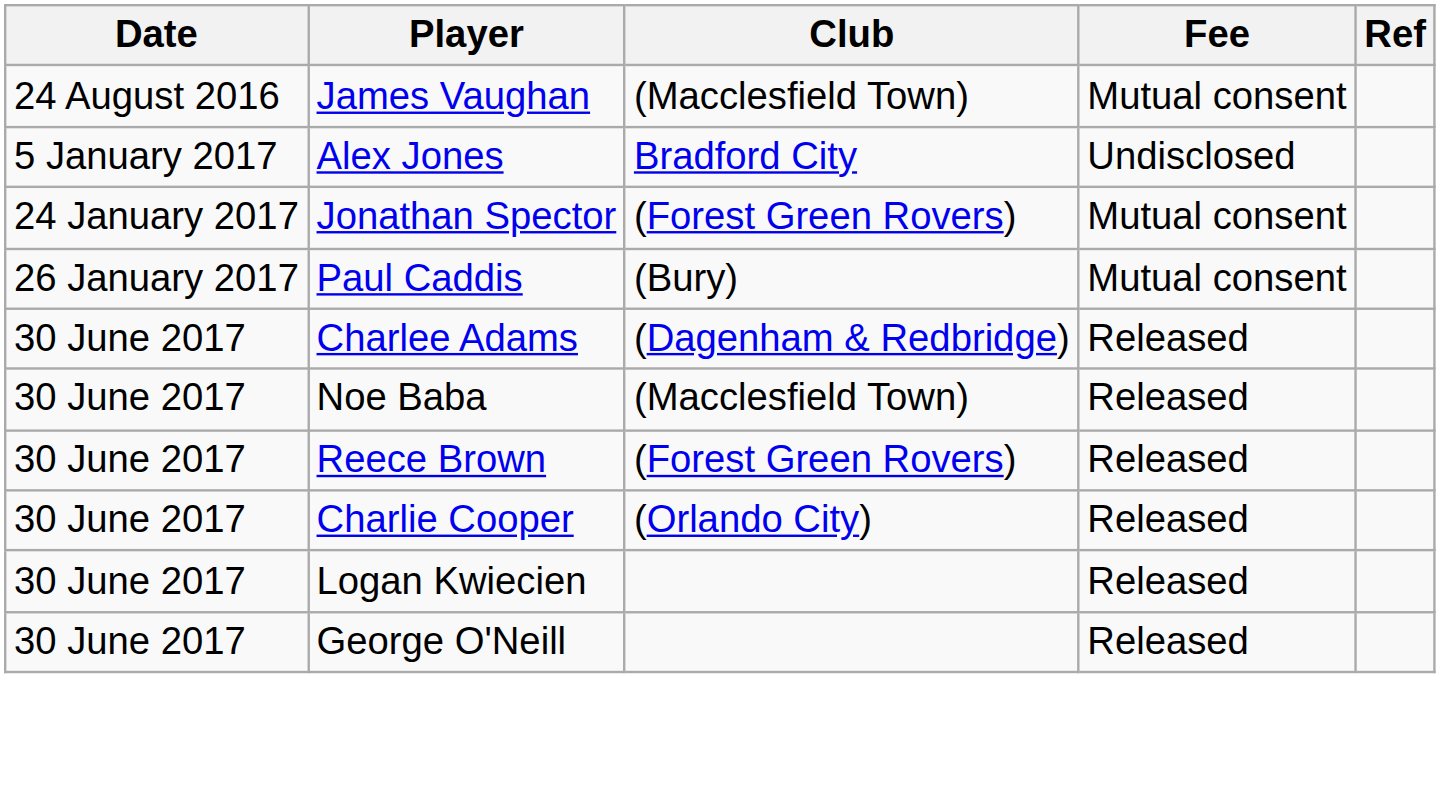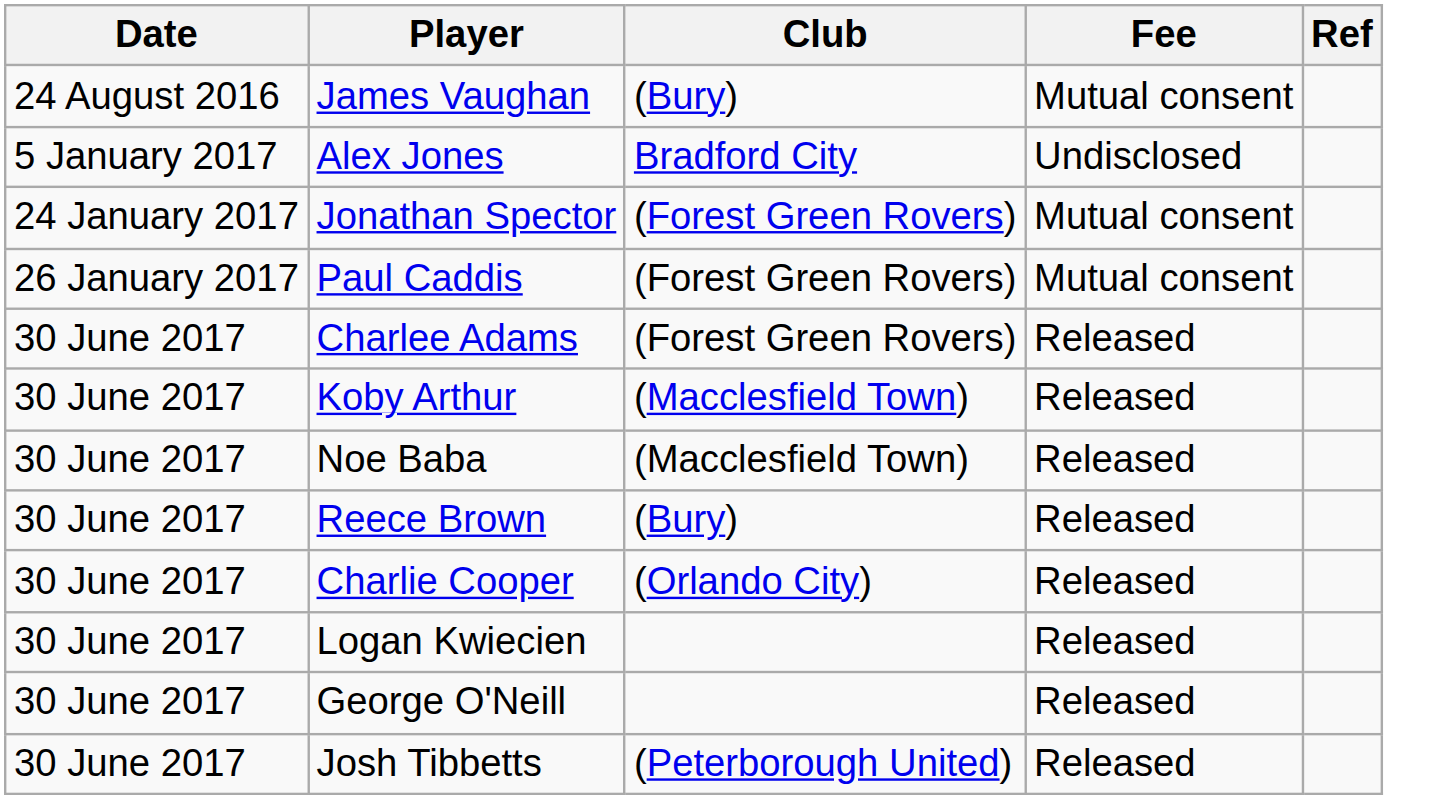(801, 95) (Macclesfield Town) -> (686, 95) (Bury)
(686, 277) (Bury) -> (825, 277) (Forest Green Rovers)
(852, 338) (Dagenham & Redbridge) -> (825, 338) (Forest Green Rovers)
+ row: (416, 398)
(825, 459) (Forest Green Rovers) -> (686, 519) (Bury)
+ row: (429, 762)
